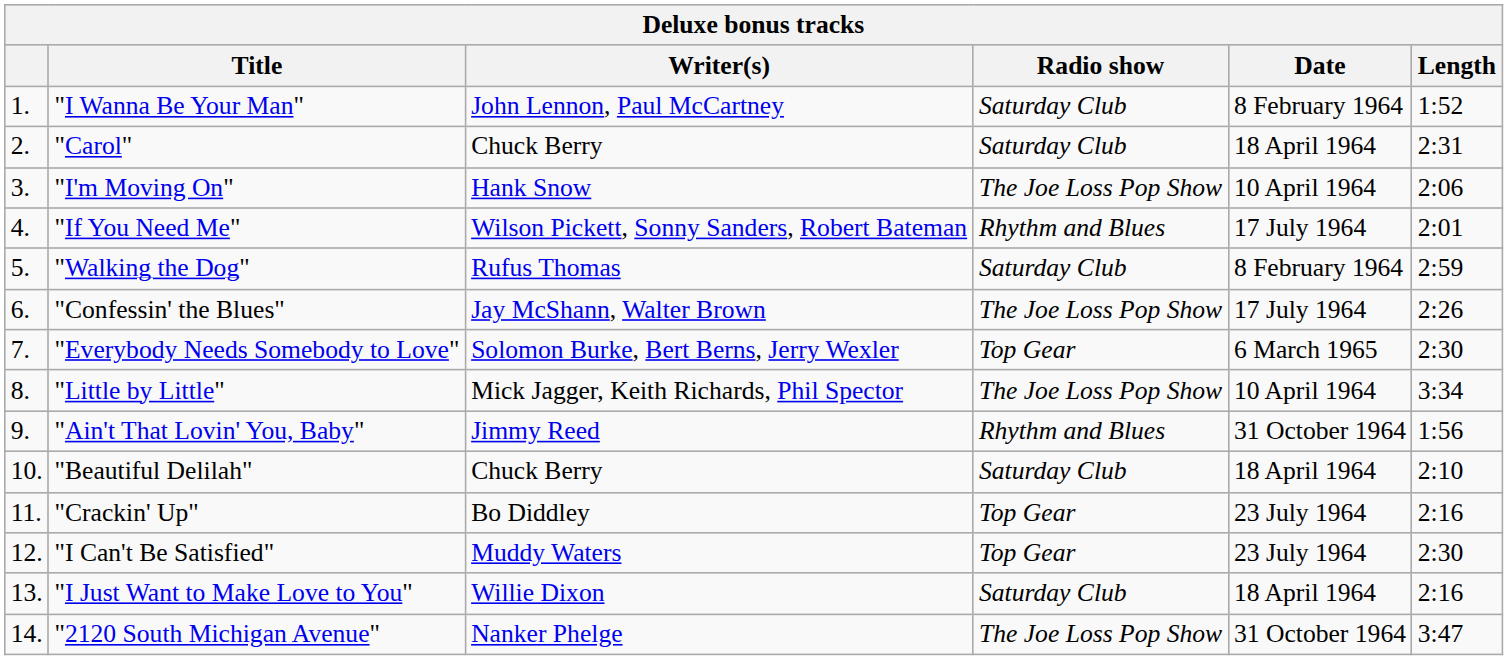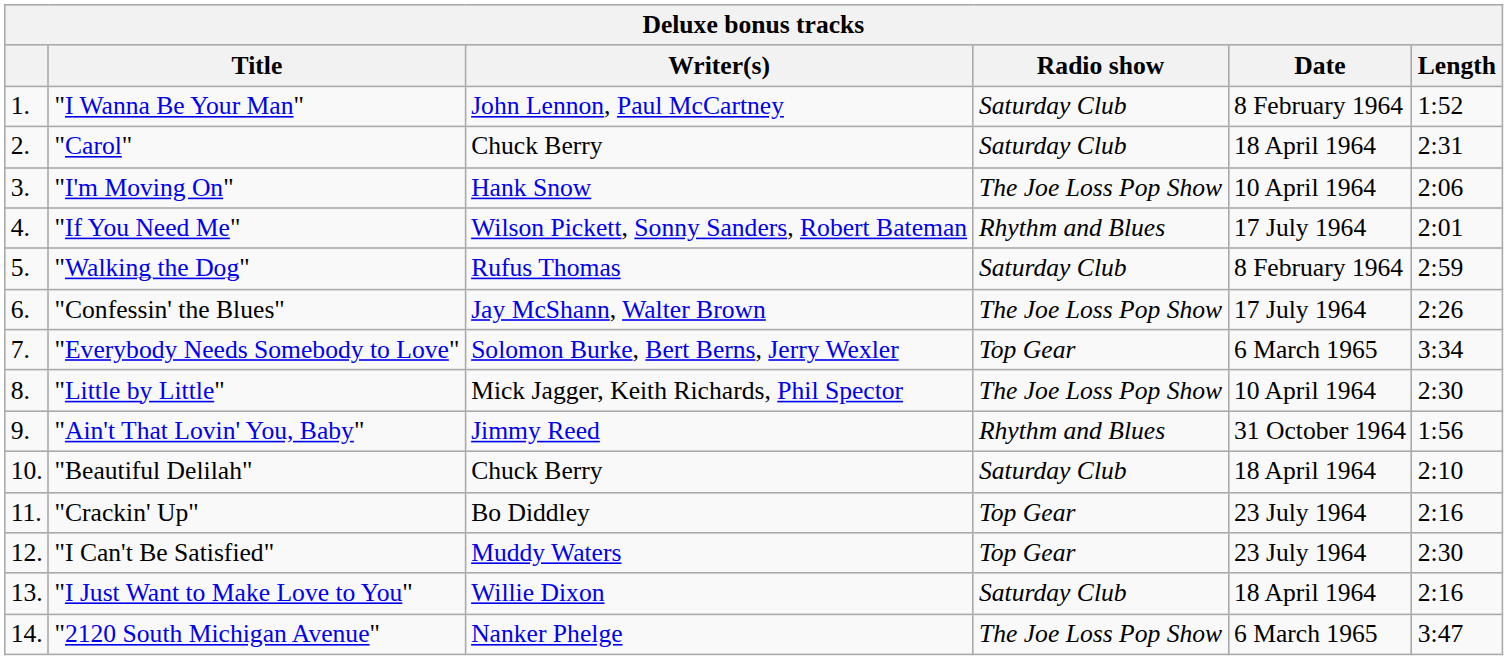(1441, 349) 2:30 -> (1441, 349) 3:34
(1441, 390) 3:34 -> (1441, 390) 2:30
(1320, 633) 31 October 1964 -> (1306, 633) 6 March 1965
